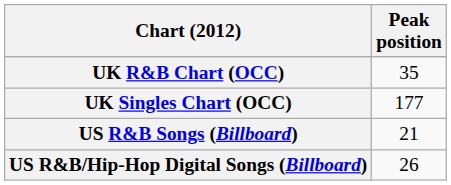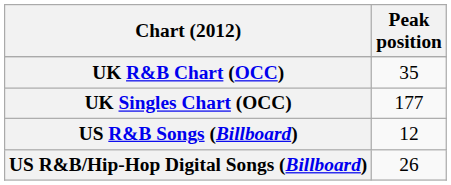(409, 133) 21 -> (409, 133) 12
